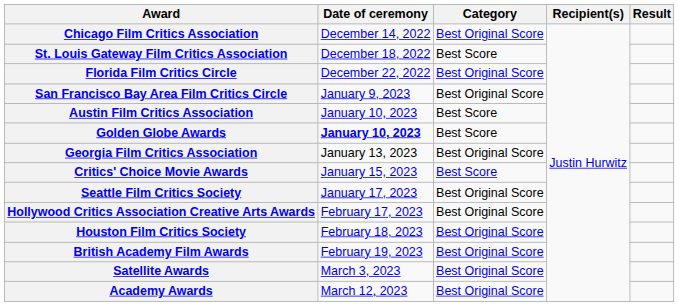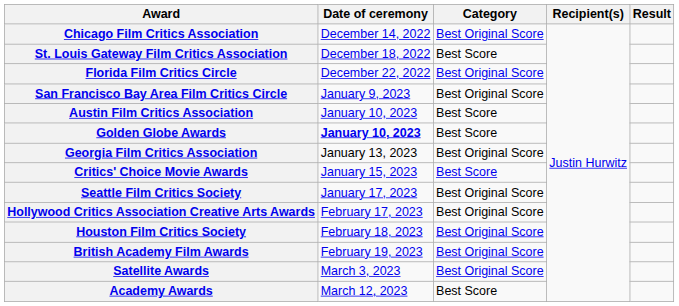(490, 291) Best Original Score -> (467, 291) Best Score
